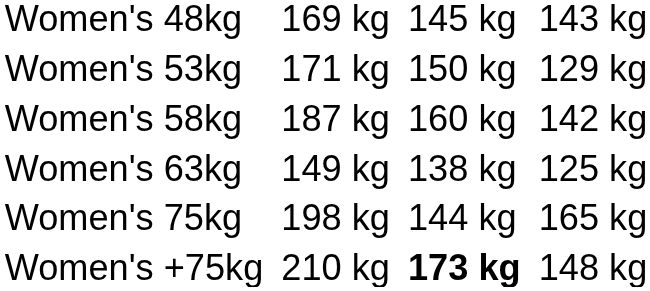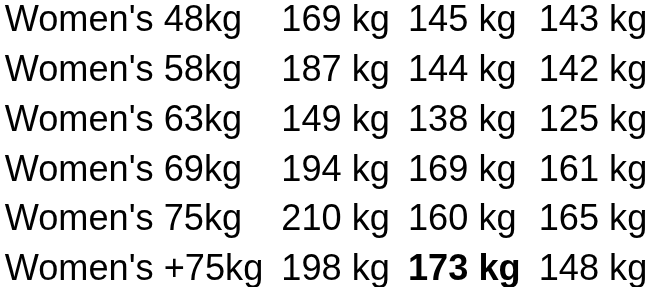- row: (123, 69)
(462, 118) 160 kg -> (462, 69) 144 kg
+ row: (123, 168)
(336, 218) 198 kg -> (336, 218) 210 kg
(462, 218) 144 kg -> (462, 218) 160 kg
(336, 268) 210 kg -> (336, 268) 198 kg
